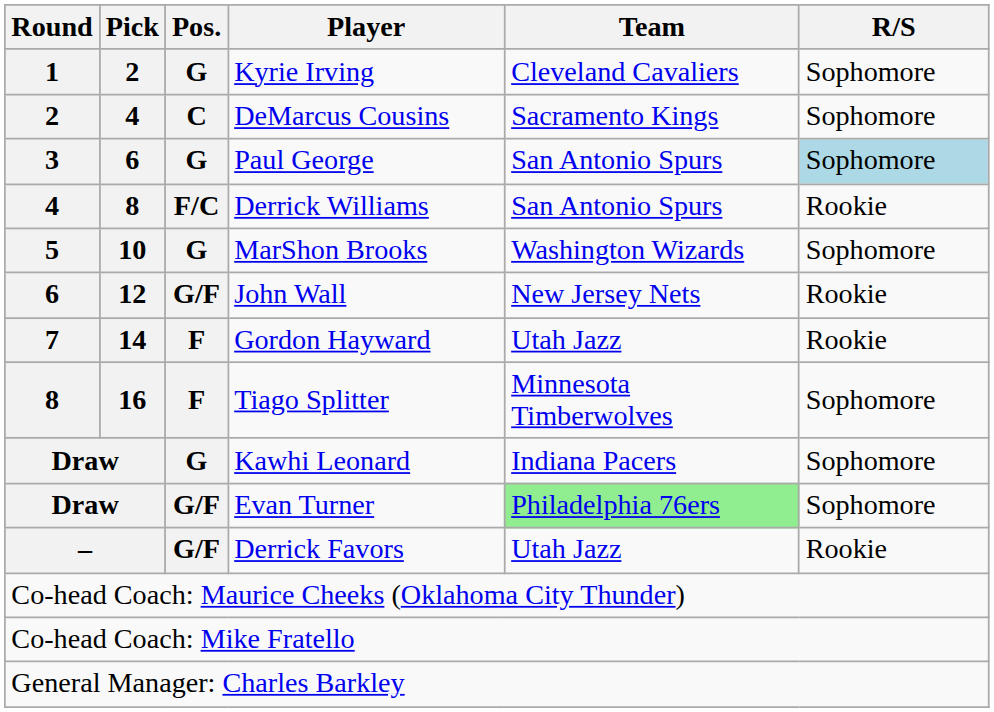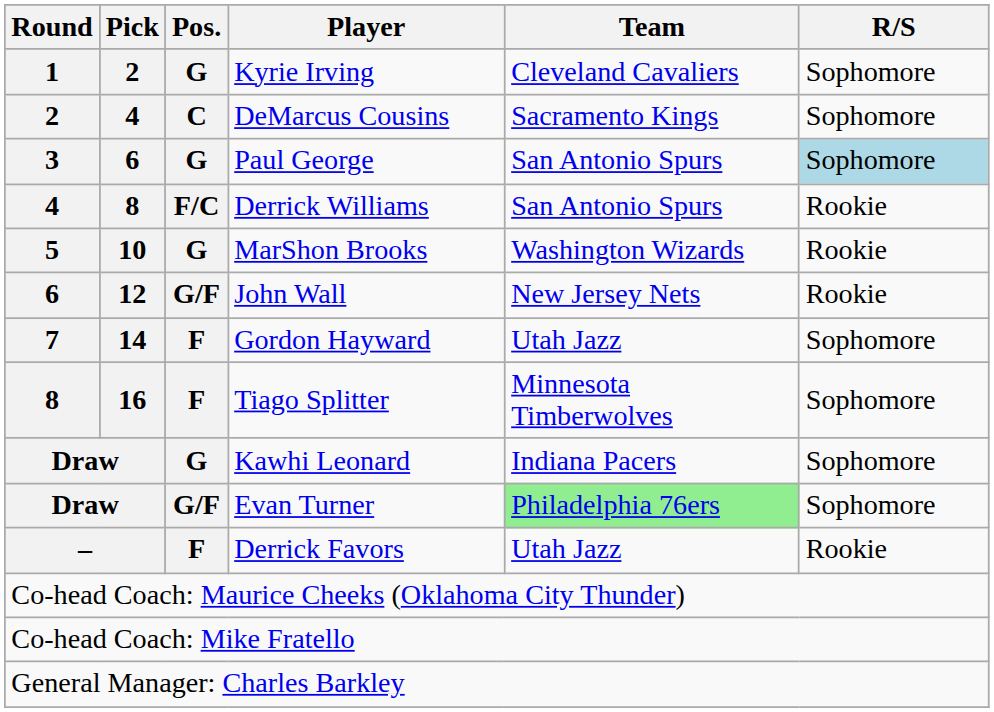(871, 250) Sophomore -> (846, 250) Rookie
(846, 339) Rookie -> (871, 339) Sophomore
(197, 549) G/F -> (197, 549) F
